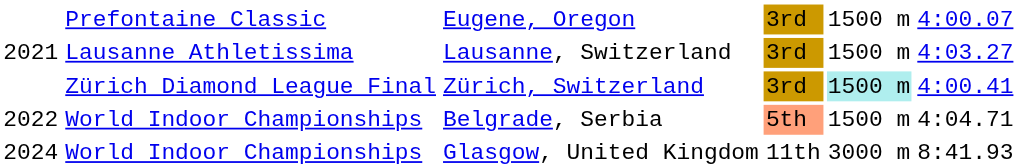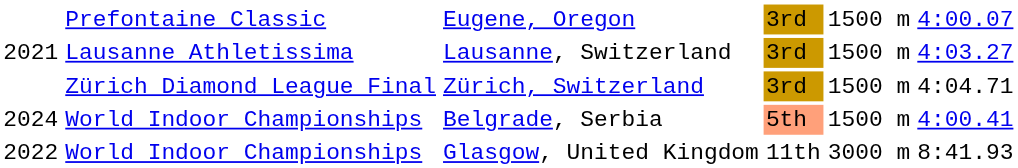(869, 86) paleturquoise background -> (869, 86) no background
(965, 86) 4:00.41 -> (965, 86) 4:04.71
(31, 120) 2022 -> (31, 120) 2024
(965, 120) 4:04.71 -> (965, 120) 4:00.41
(31, 153) 2024 -> (31, 153) 2022
